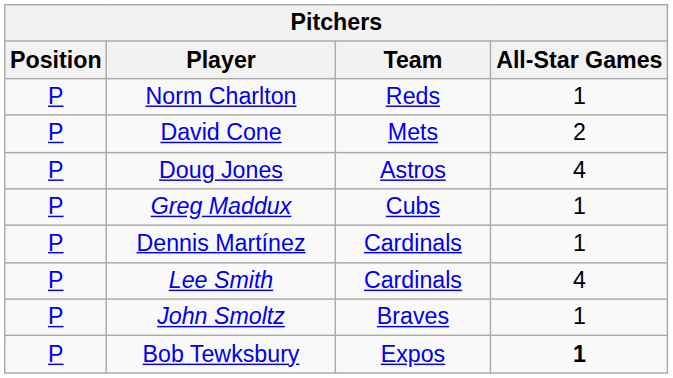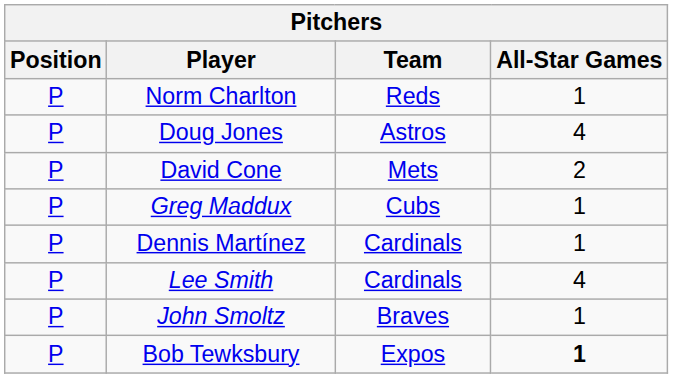rows swapped: (221, 133) <-> (221, 170)
